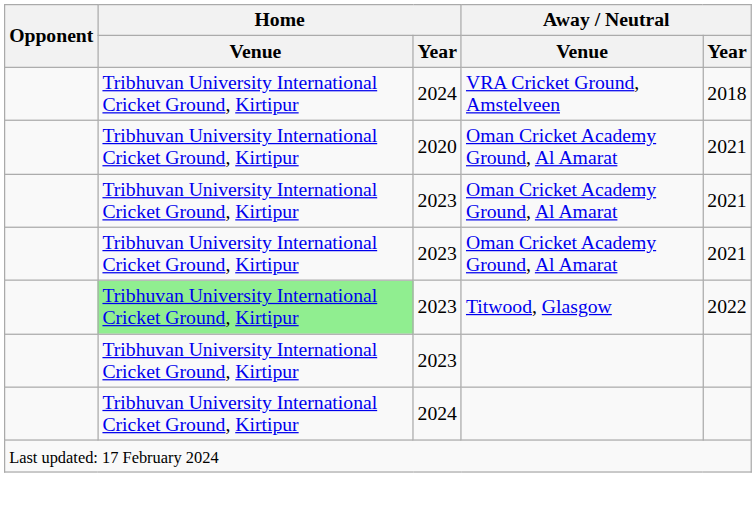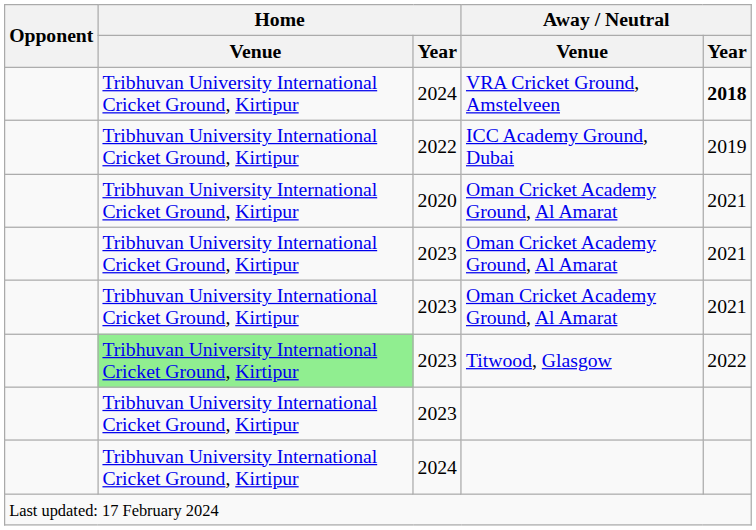(727, 93) normal -> (727, 93) bold
+ row: (437, 146)
